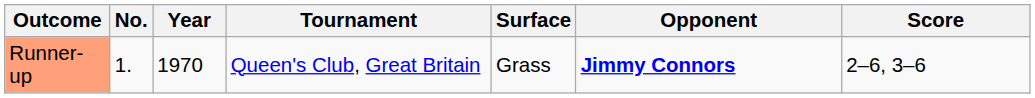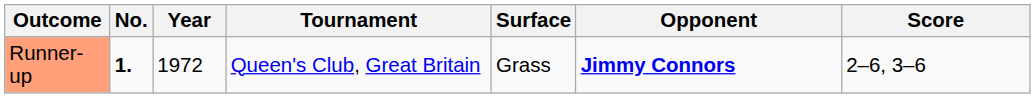(123, 64) normal -> (123, 64) bold
(180, 64) 1970 -> (180, 64) 1972
